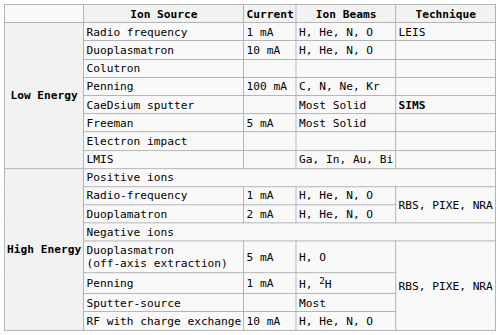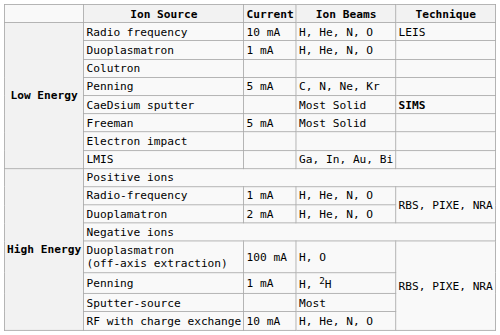(260, 32) 1 mA -> (263, 32) 10 mA
(263, 50) 10 mA -> (260, 50) 1 mA
(267, 86) 100 mA -> (260, 86) 5 mA
(260, 257) 5 mA -> (267, 257) 100 mA
